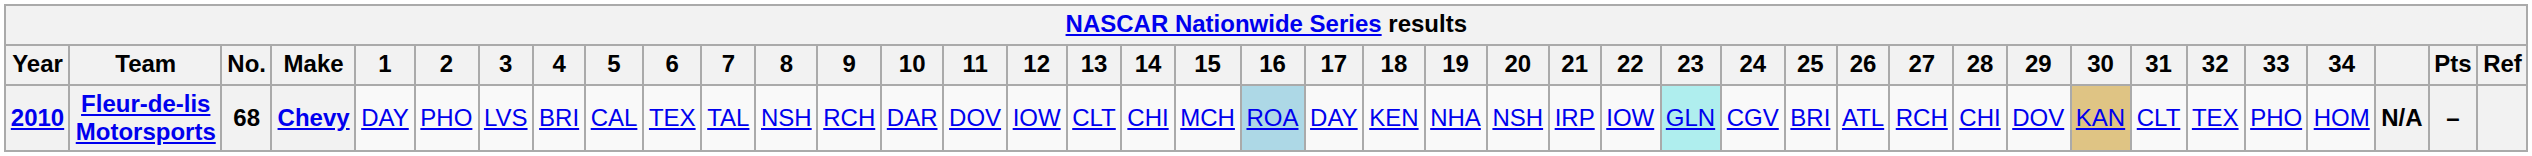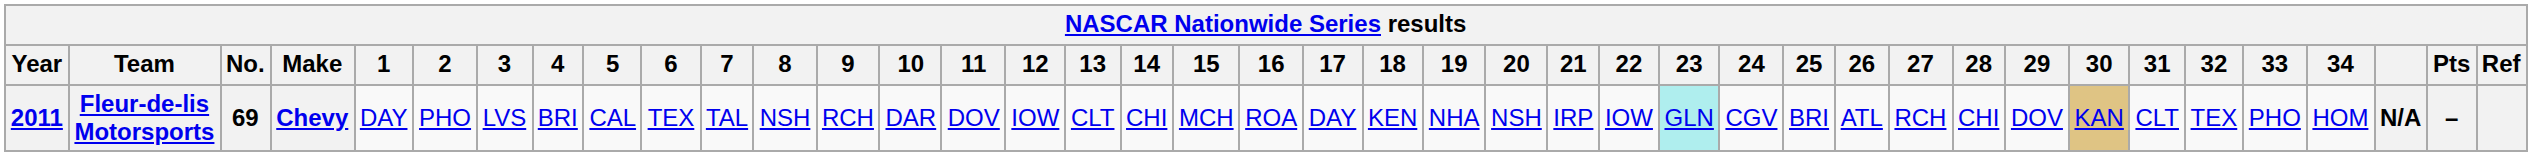(37, 118) 2010 -> (37, 118) 2011
(247, 118) 68 -> (245, 118) 69
(1272, 118) lightblue background -> (1271, 118) no background
